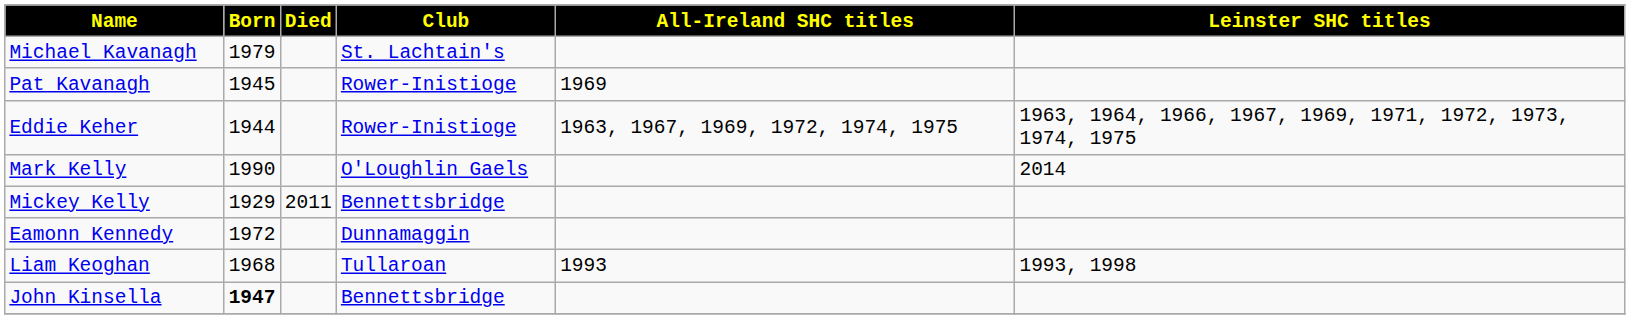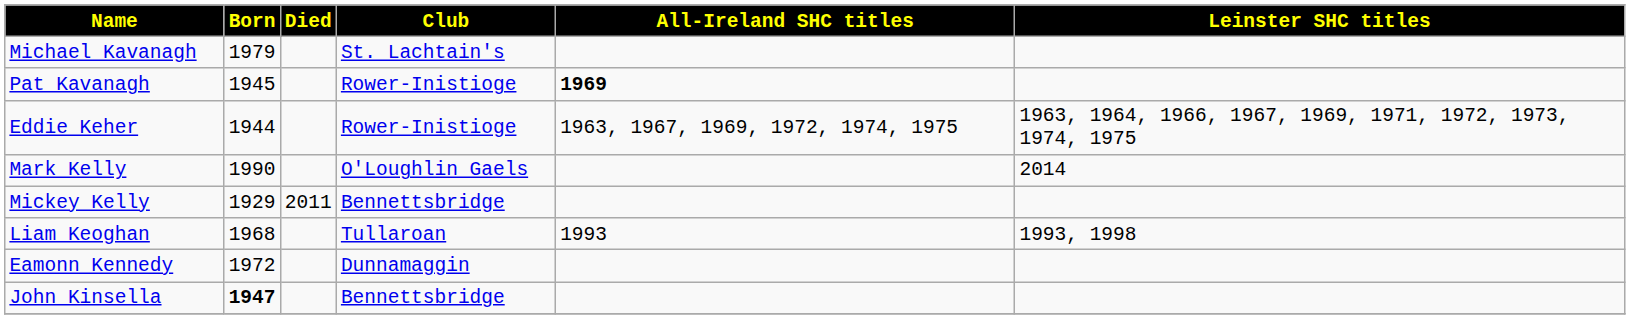(584, 84) normal -> (584, 84) bold
rows swapped: (91, 234) <-> (80, 266)
